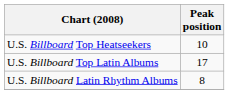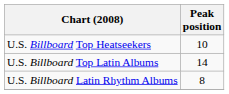(202, 62) 17 -> (202, 62) 14
